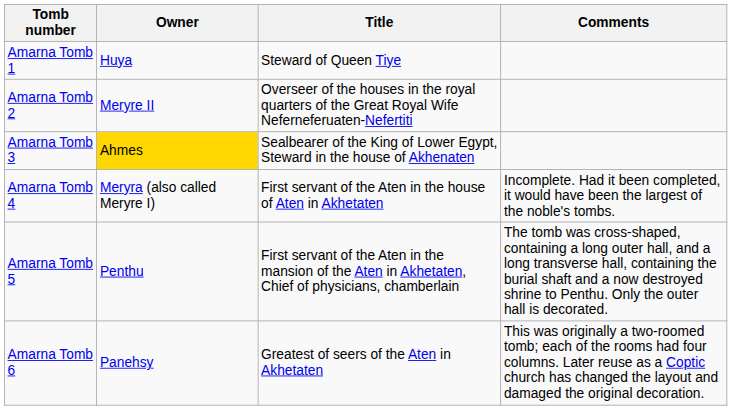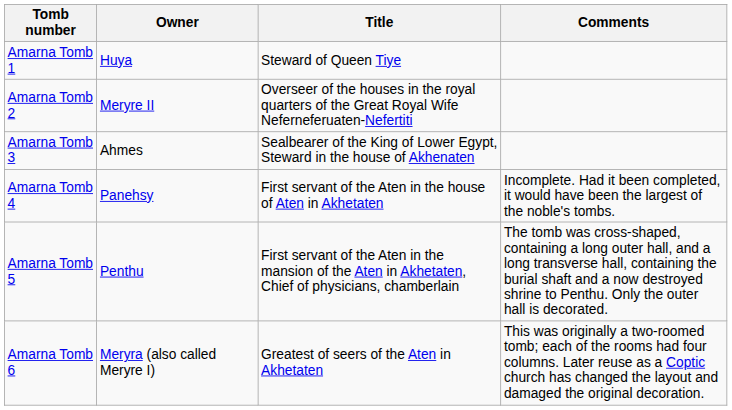(121, 150) gold background -> (121, 150) no background
(158, 195) Meryra (also called Meryre I) -> (127, 195) Panehsy
(127, 363) Panehsy -> (158, 363) Meryra (also called Meryre I)
